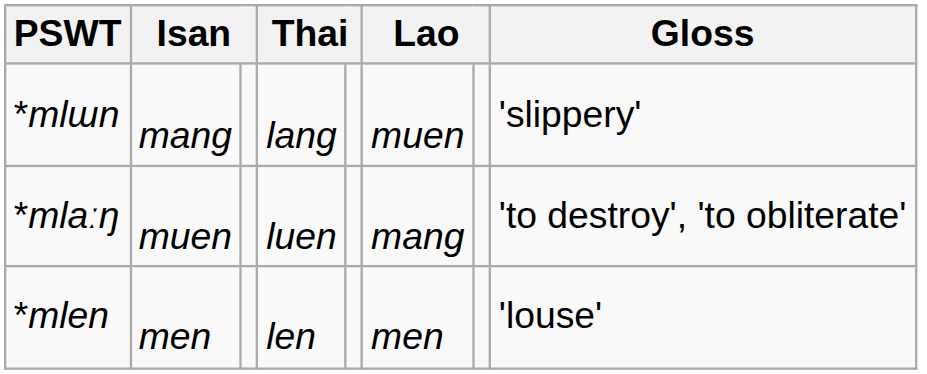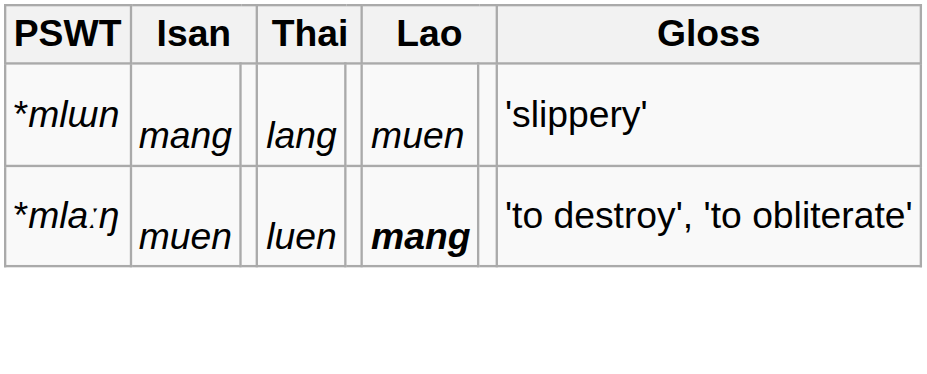(418, 236) normal -> (421, 236) bold
- row: (61, 316)
